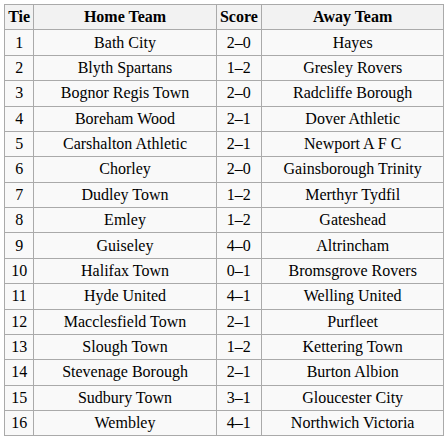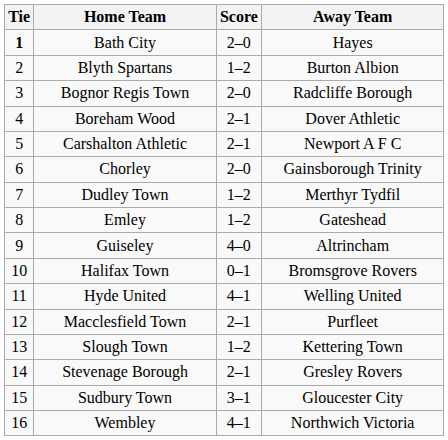(19, 42) normal -> (19, 42) bold
(353, 67) Gresley Rovers -> (353, 67) Burton Albion
(353, 372) Burton Albion -> (353, 372) Gresley Rovers
